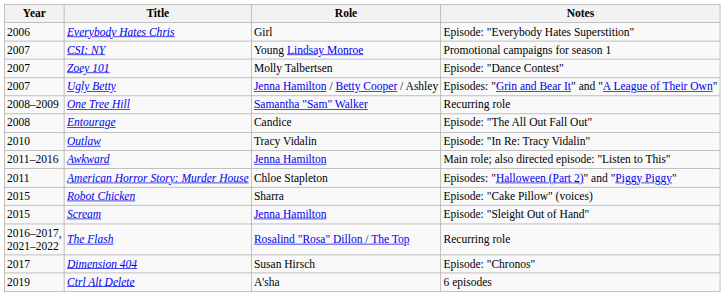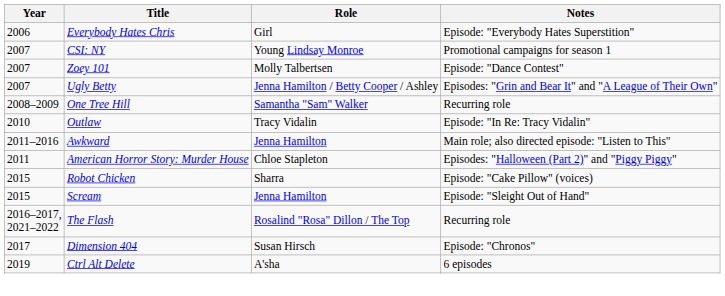- row: (91, 123)
